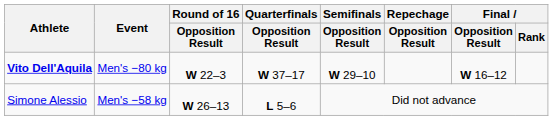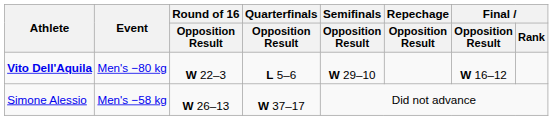(281, 75) W 37–17 -> (281, 75) L 5–6
(281, 106) L 5–6 -> (281, 106) W 37–17
